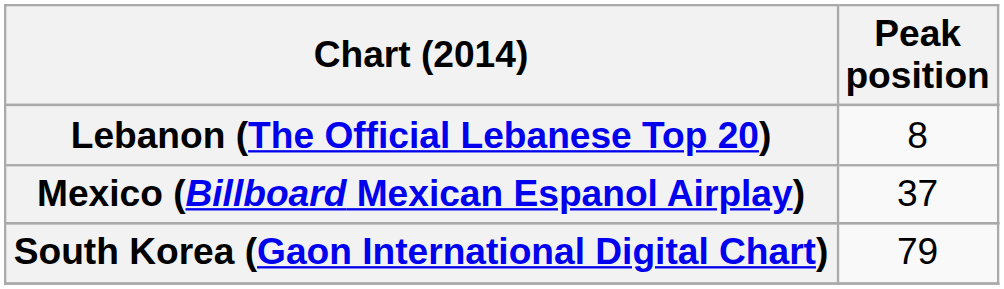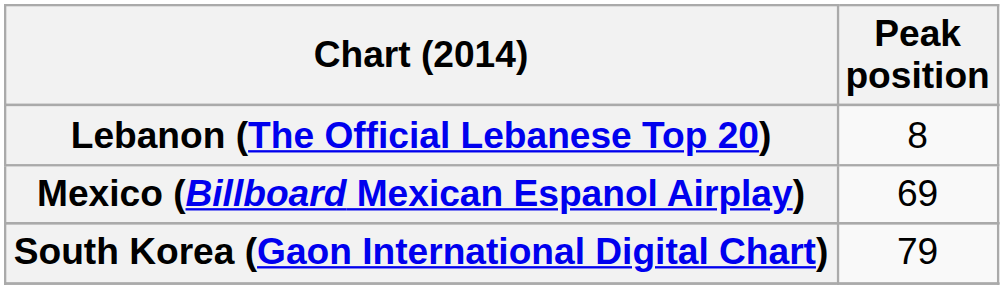(918, 193) 37 -> (918, 193) 69
